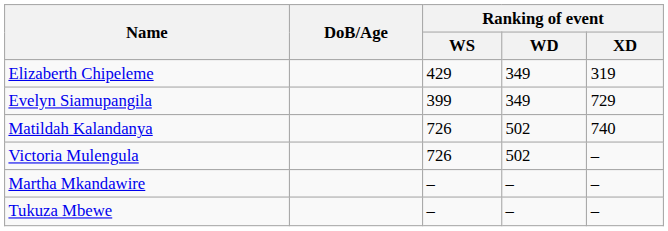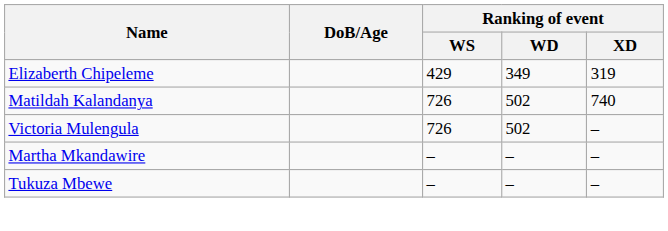- row: (80, 101)
